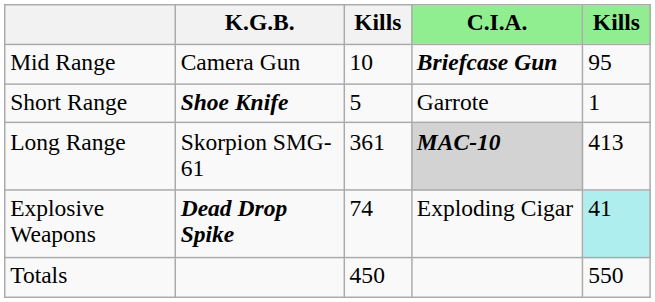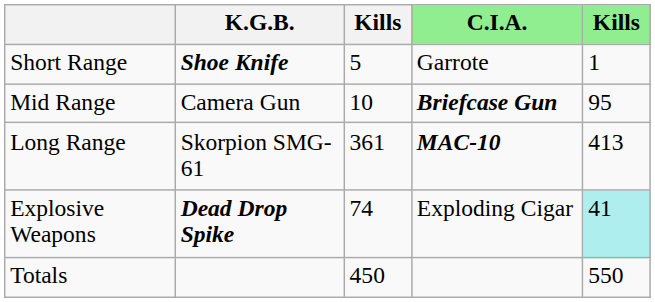rows swapped: (69, 101) <-> (63, 62)
(459, 141) lightgrey background -> (459, 141) no background
